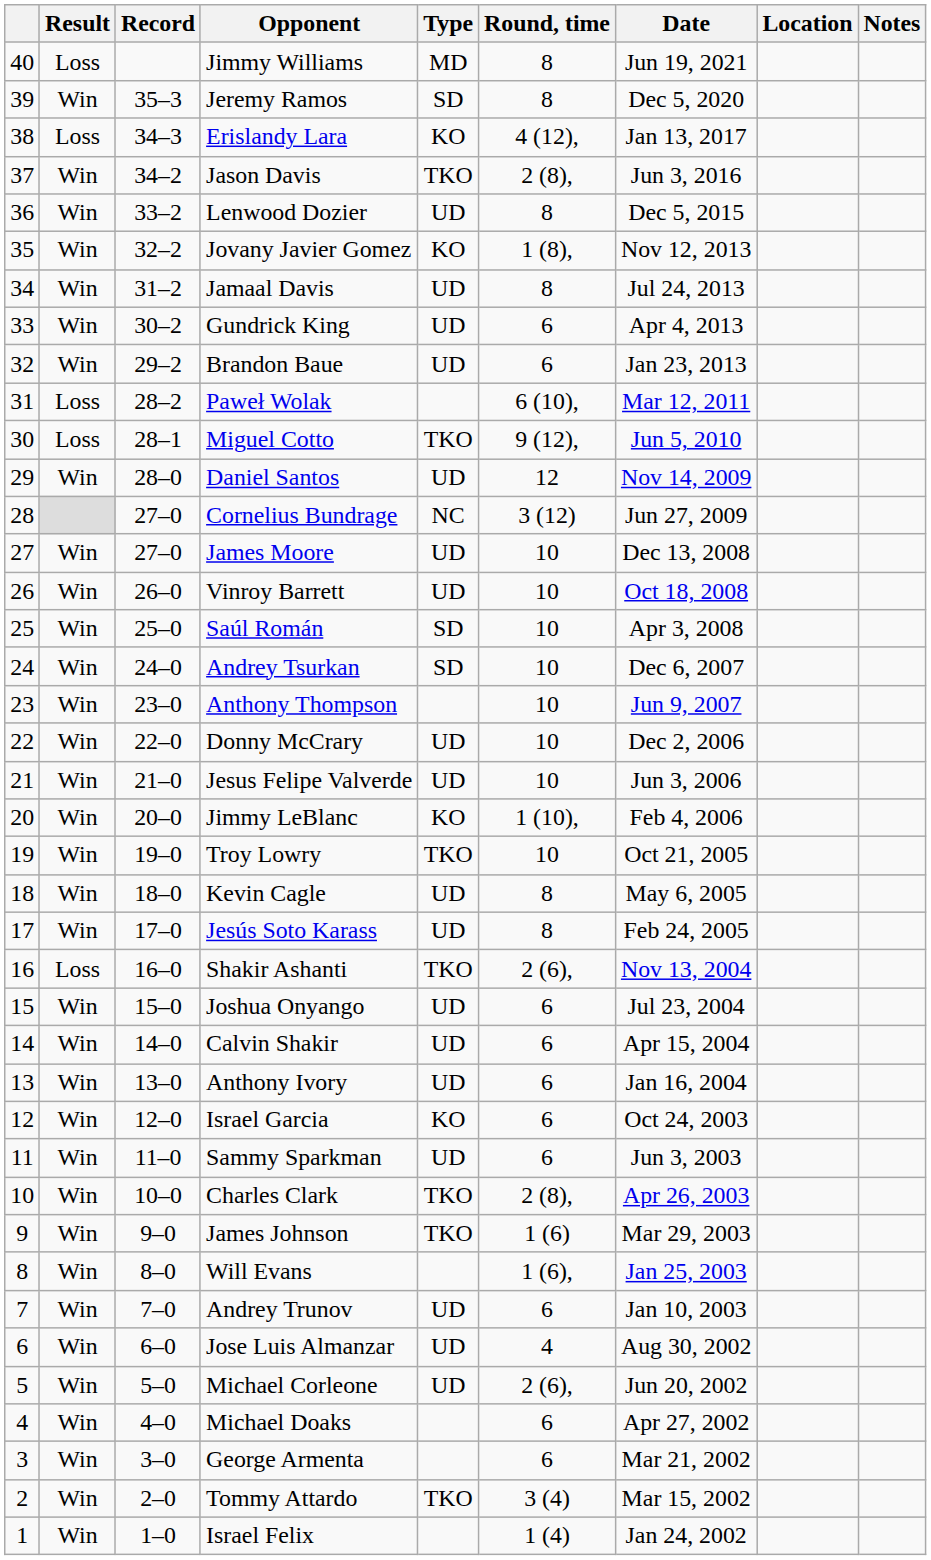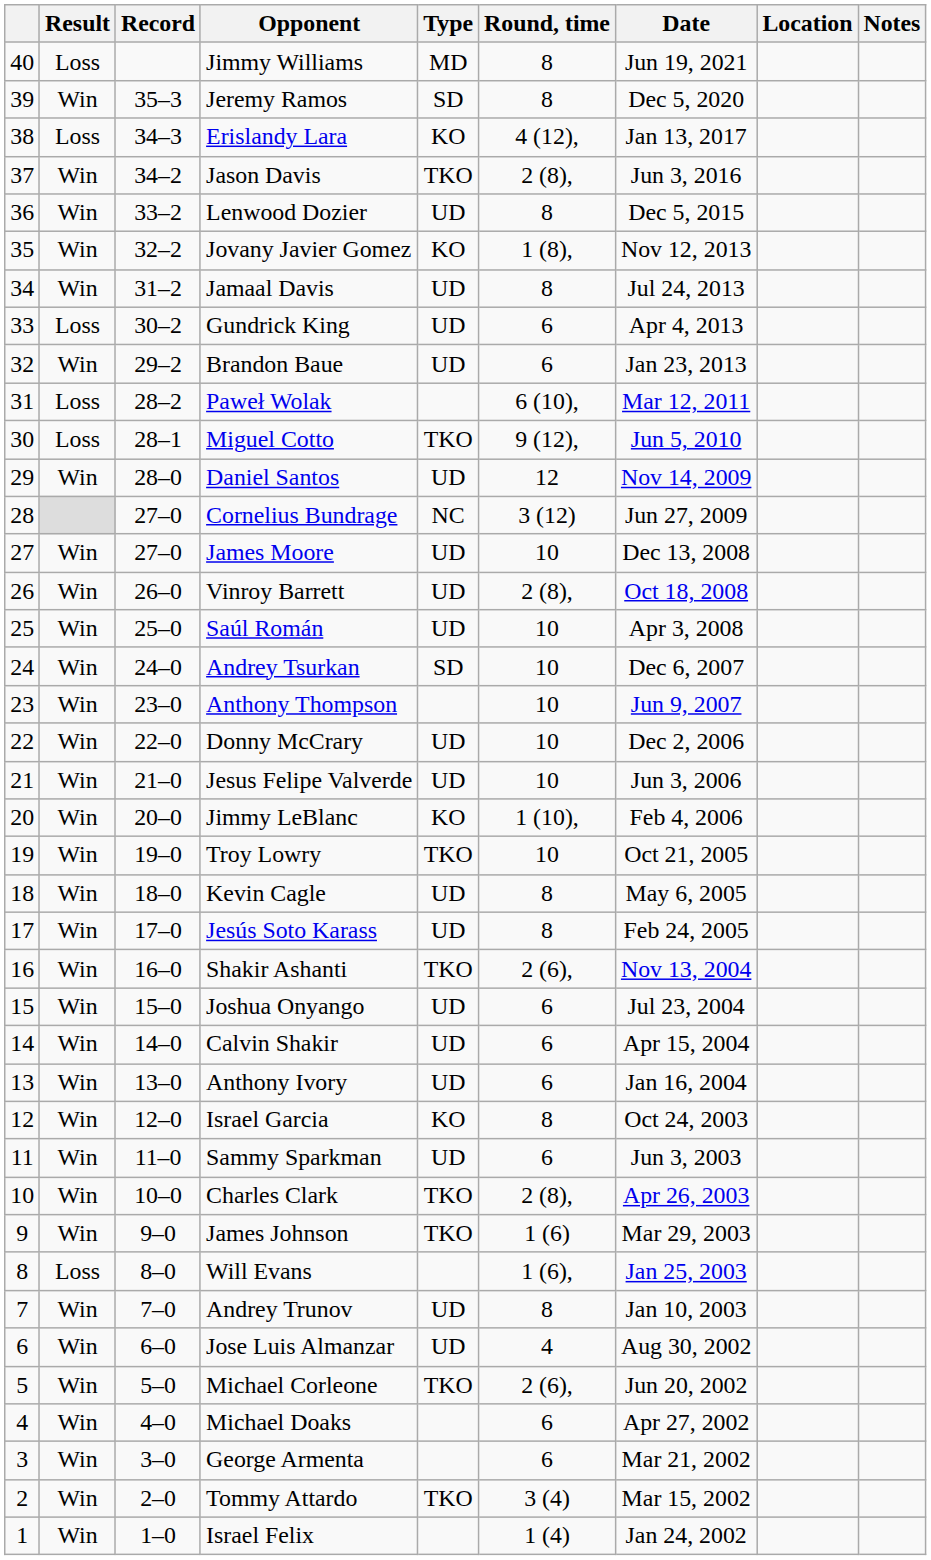(78, 325) Win -> (78, 325) Loss
(547, 590) 10 -> (547, 590) 2 (8),
(448, 628) SD -> (448, 628) UD
(78, 968) Loss -> (78, 968) Win
(547, 1119) 6 -> (547, 1119) 8
(78, 1271) Win -> (78, 1271) Loss
(547, 1308) 6 -> (547, 1308) 8
(448, 1384) UD -> (448, 1384) TKO
